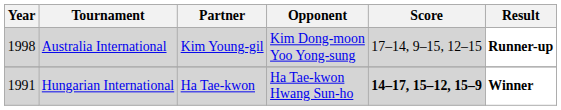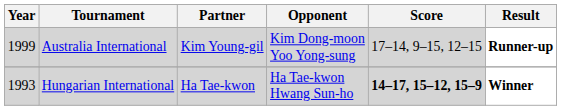(22, 47) 1998 -> (22, 47) 1999
(22, 86) 1991 -> (22, 86) 1993
